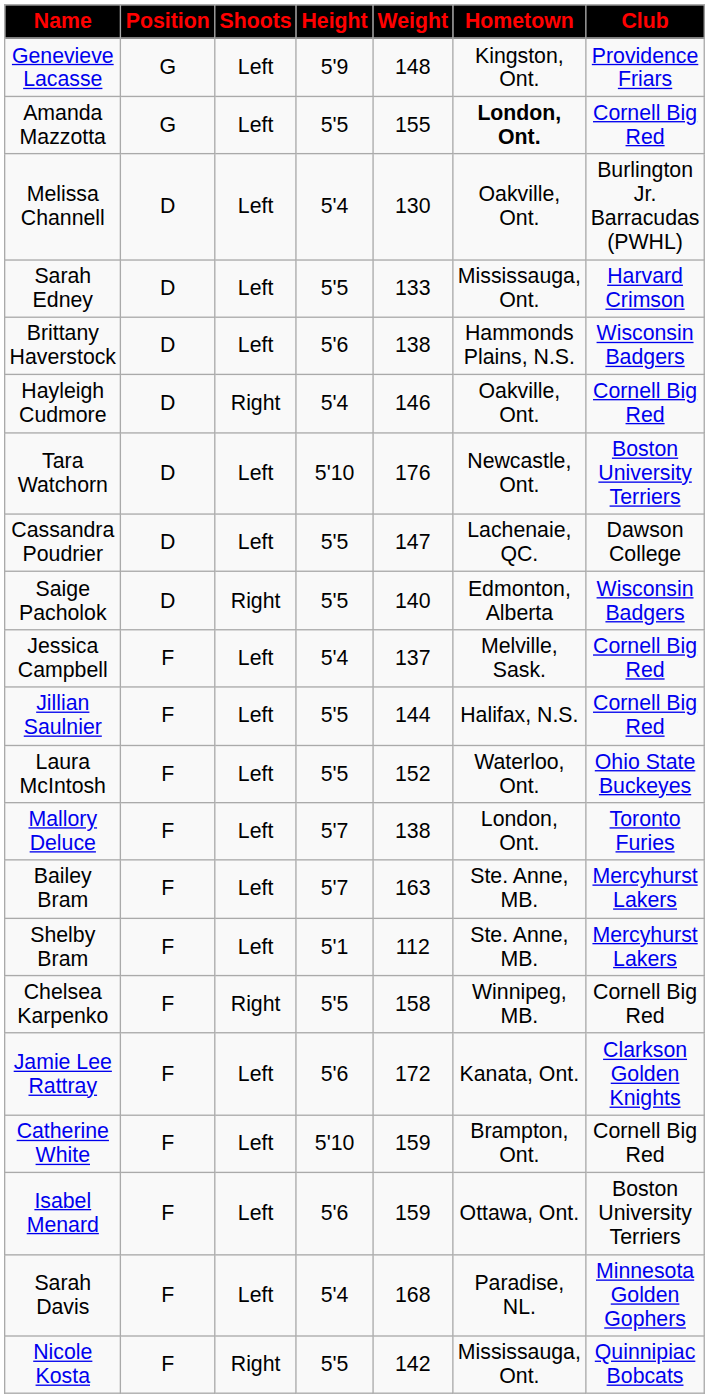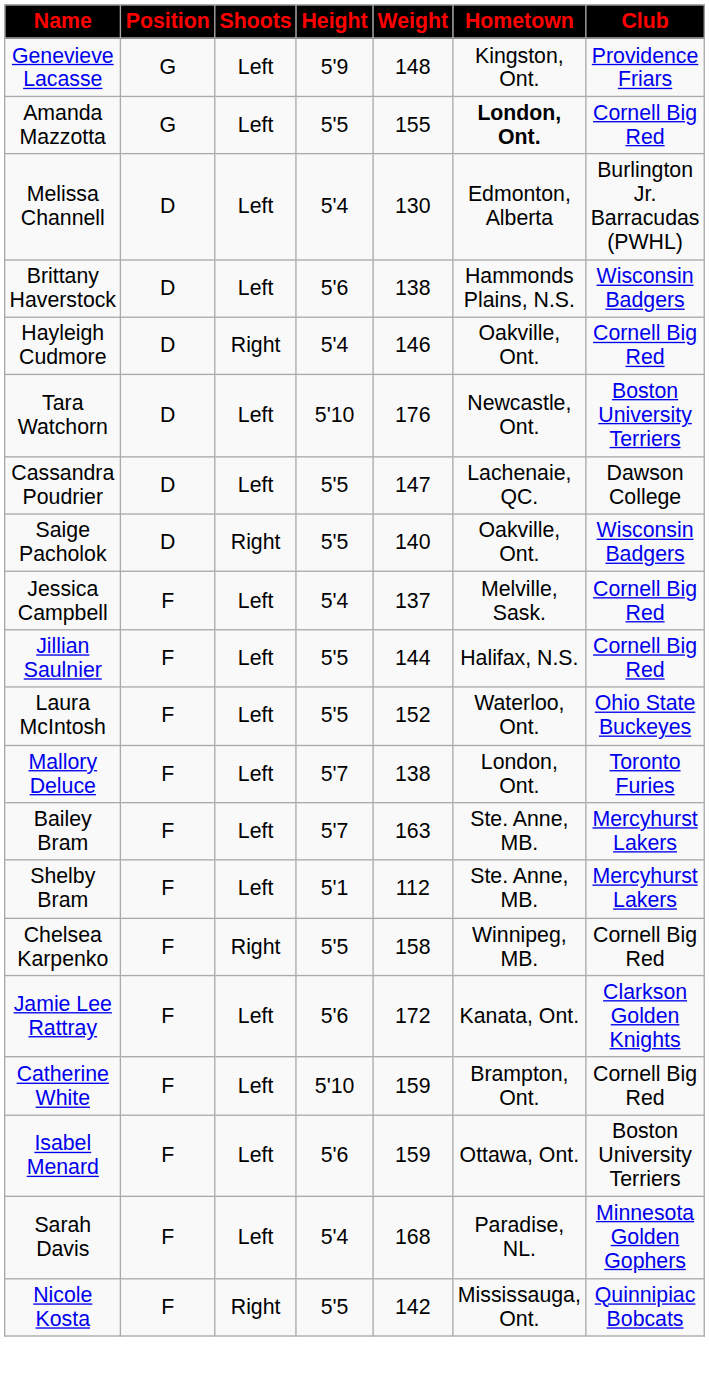(519, 206) Oakville, Ont. -> (519, 206) Edmonton, Alberta
- row: (63, 288)
(519, 600) Edmonton, Alberta -> (519, 542) Oakville, Ont.
